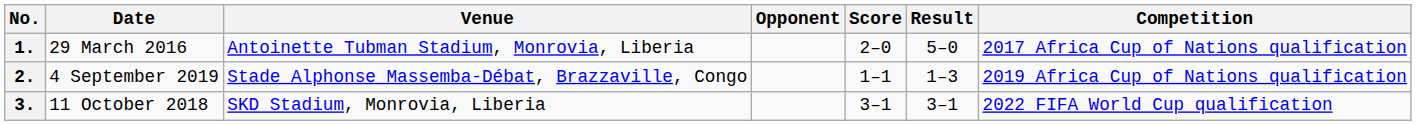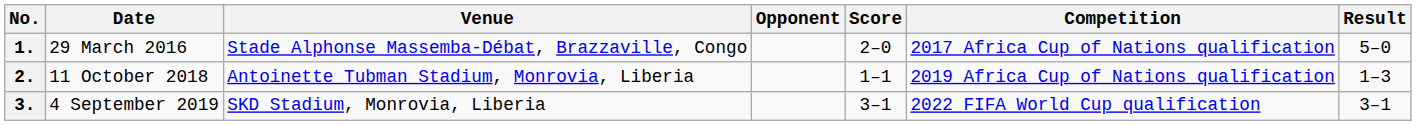columns swapped: (942, 19) <-> (1195, 19)
(461, 48) Antoinette Tubman Stadium, Monrovia, Liberia -> (487, 48) Stade Alphonse Massemba-Débat, Brazzaville, Congo
(134, 77) 4 September 2019 -> (129, 77) 11 October 2018
(487, 77) Stade Alphonse Massemba-Débat, Brazzaville, Congo -> (461, 77) Antoinette Tubman Stadium, Monrovia, Liberia
(129, 106) 11 October 2018 -> (134, 106) 4 September 2019
